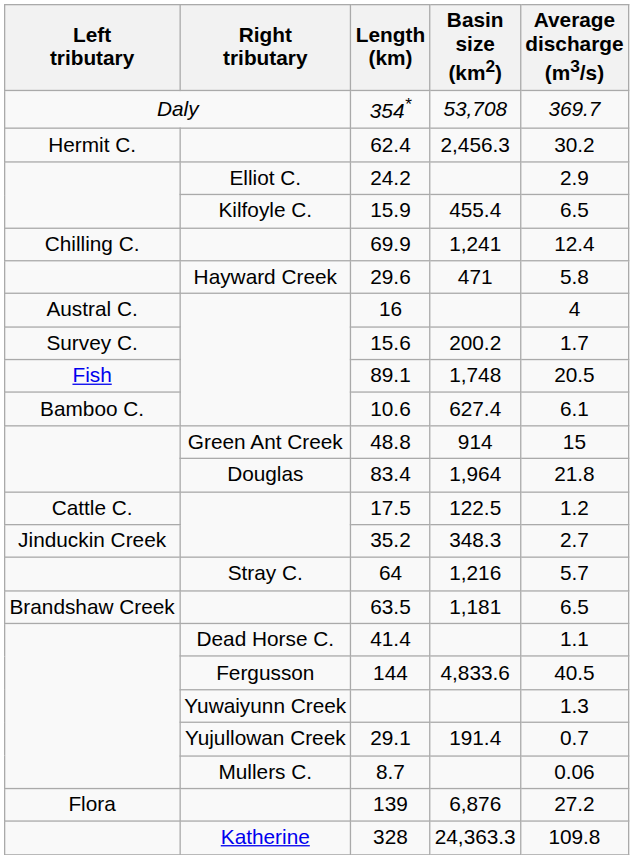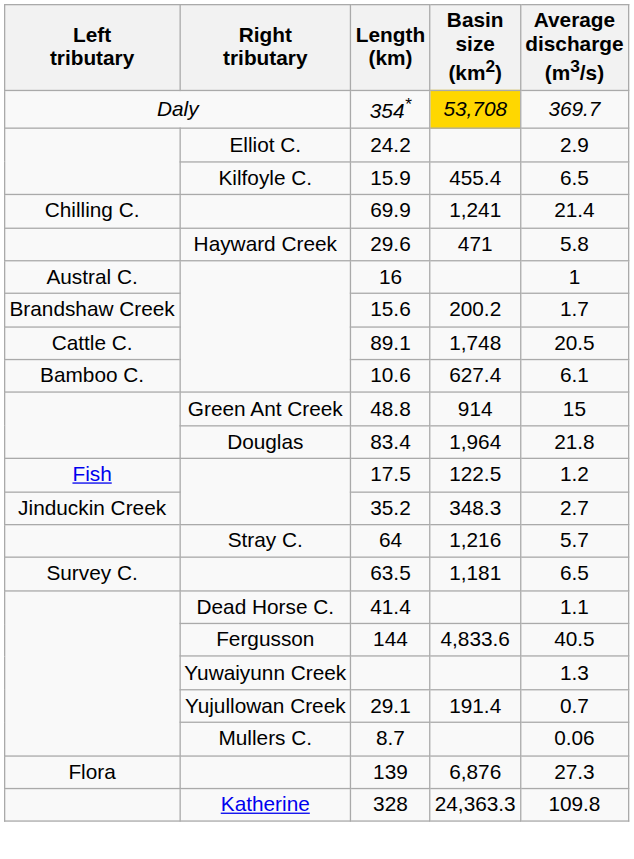(475, 109) no background -> (475, 109) gold background
- row: (390, 145)
(574, 243) 12.4 -> (574, 210) 21.4
(574, 309) 4 -> (574, 276) 1
(92, 342) Survey C. -> (92, 309) Brandshaw Creek
(92, 375) Fish -> (92, 342) Cattle C.
(92, 507) Cattle C. -> (92, 474) Fish
(92, 606) Brandshaw Creek -> (92, 573) Survey C.
(574, 804) 27.2 -> (574, 771) 27.3
